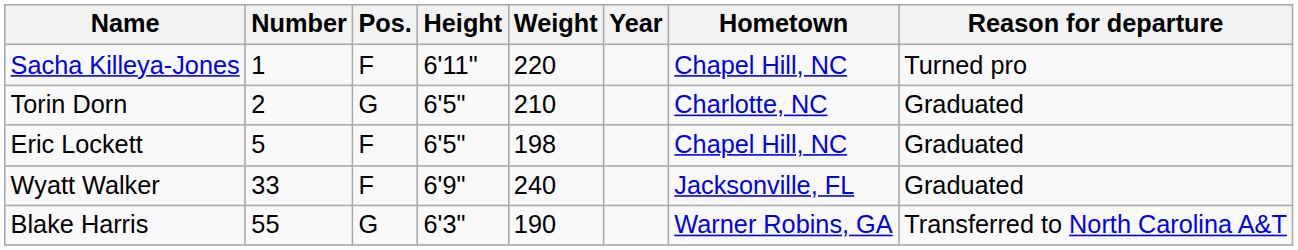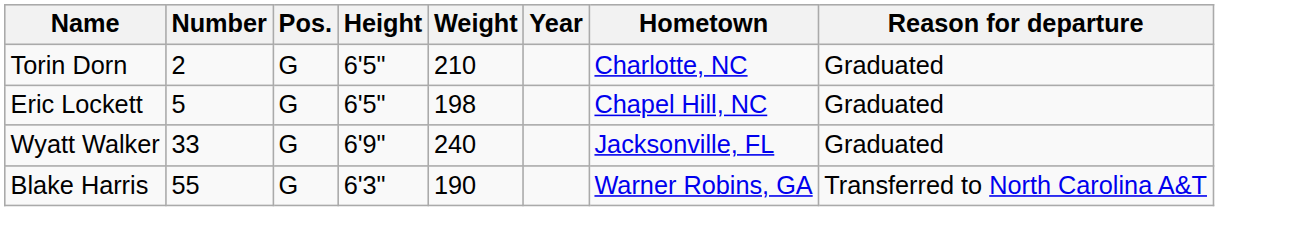- row: (125, 64)
(366, 144) F -> (288, 104) G
(366, 184) F -> (288, 144) G
